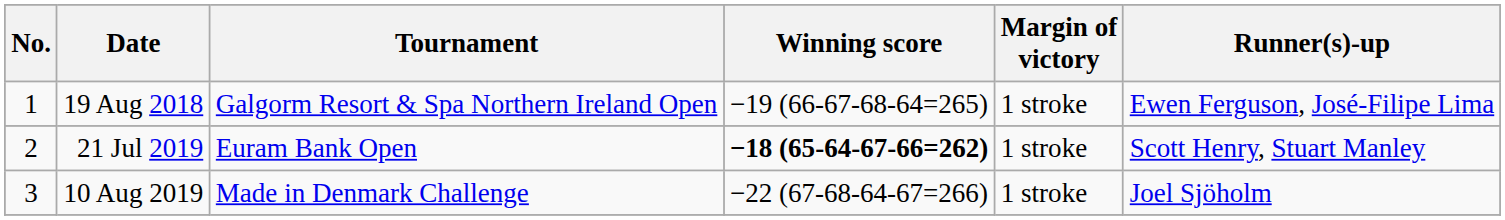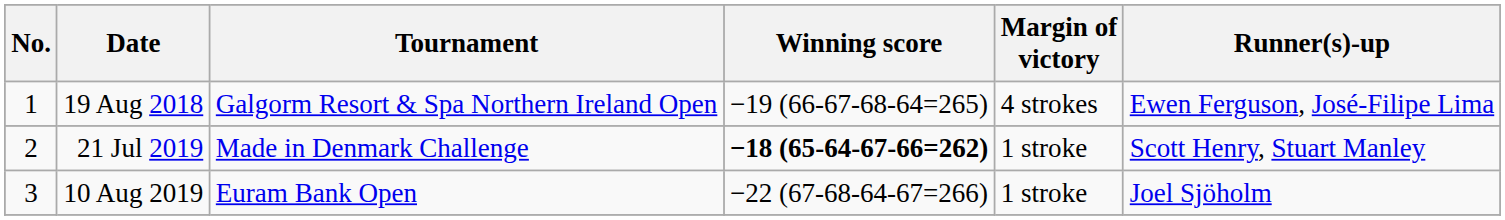(1044, 103) 1 stroke -> (1049, 103) 4 strokes
(316, 148) Euram Bank Open -> (372, 148) Made in Denmark Challenge
(372, 192) Made in Denmark Challenge -> (316, 192) Euram Bank Open
